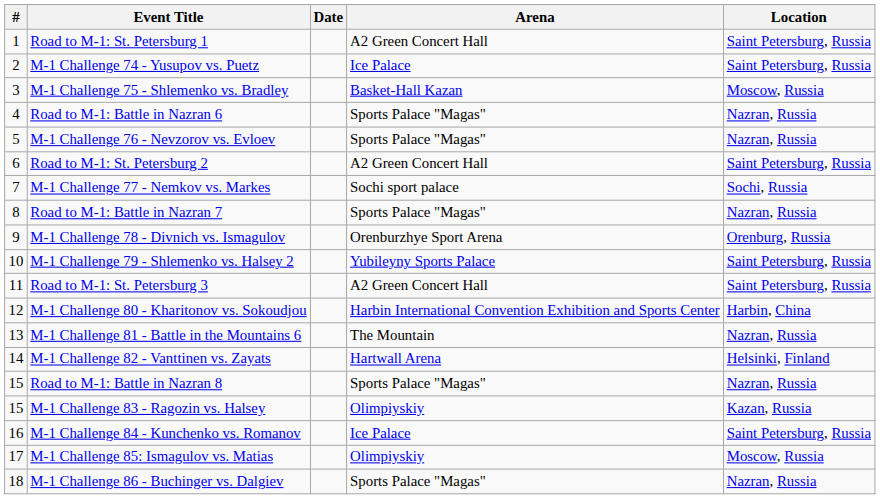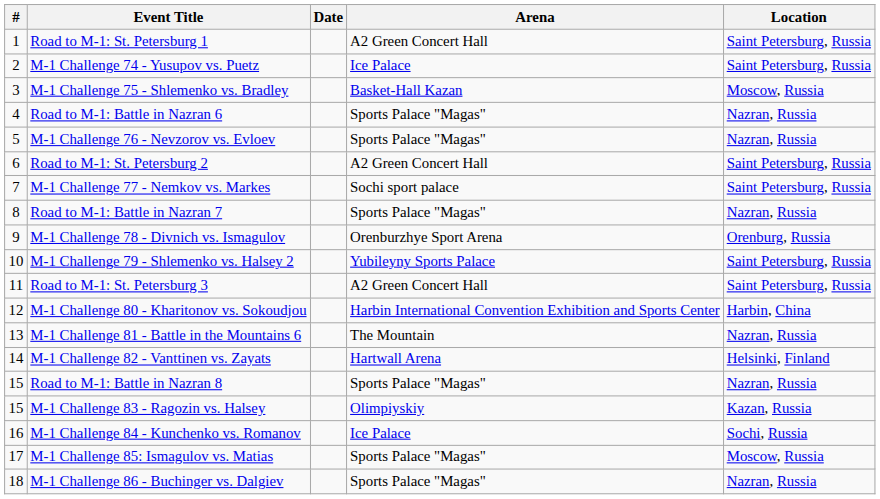(767, 188) Sochi, Russia -> (799, 188) Saint Petersburg, Russia
(799, 432) Saint Petersburg, Russia -> (767, 432) Sochi, Russia
(387, 457) Olimpiyskiy -> (418, 457) Sports Palace "Magas"
